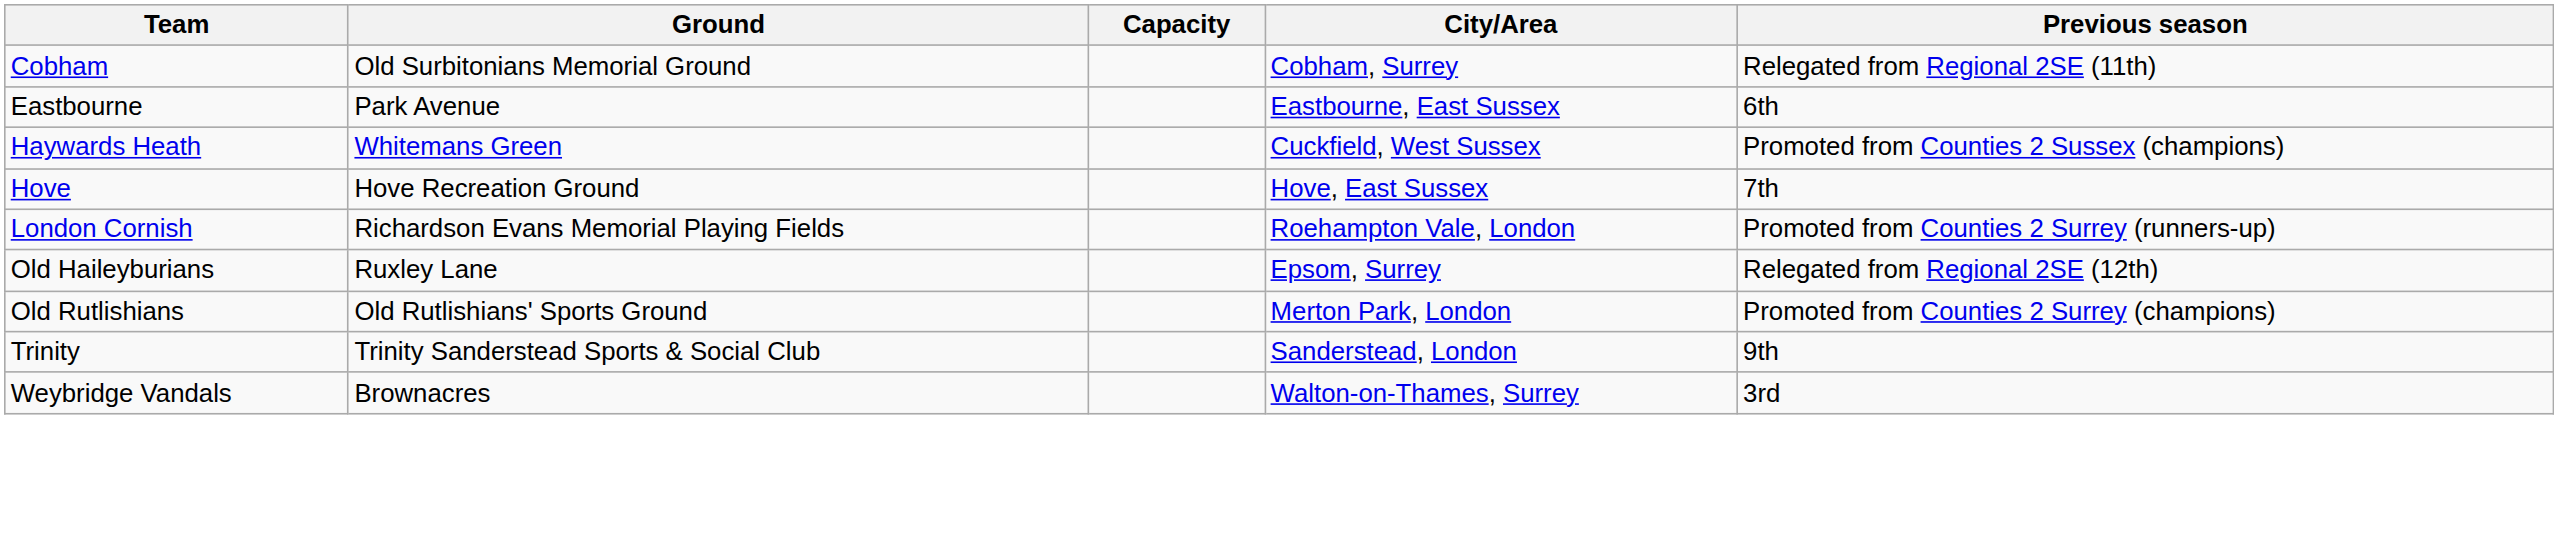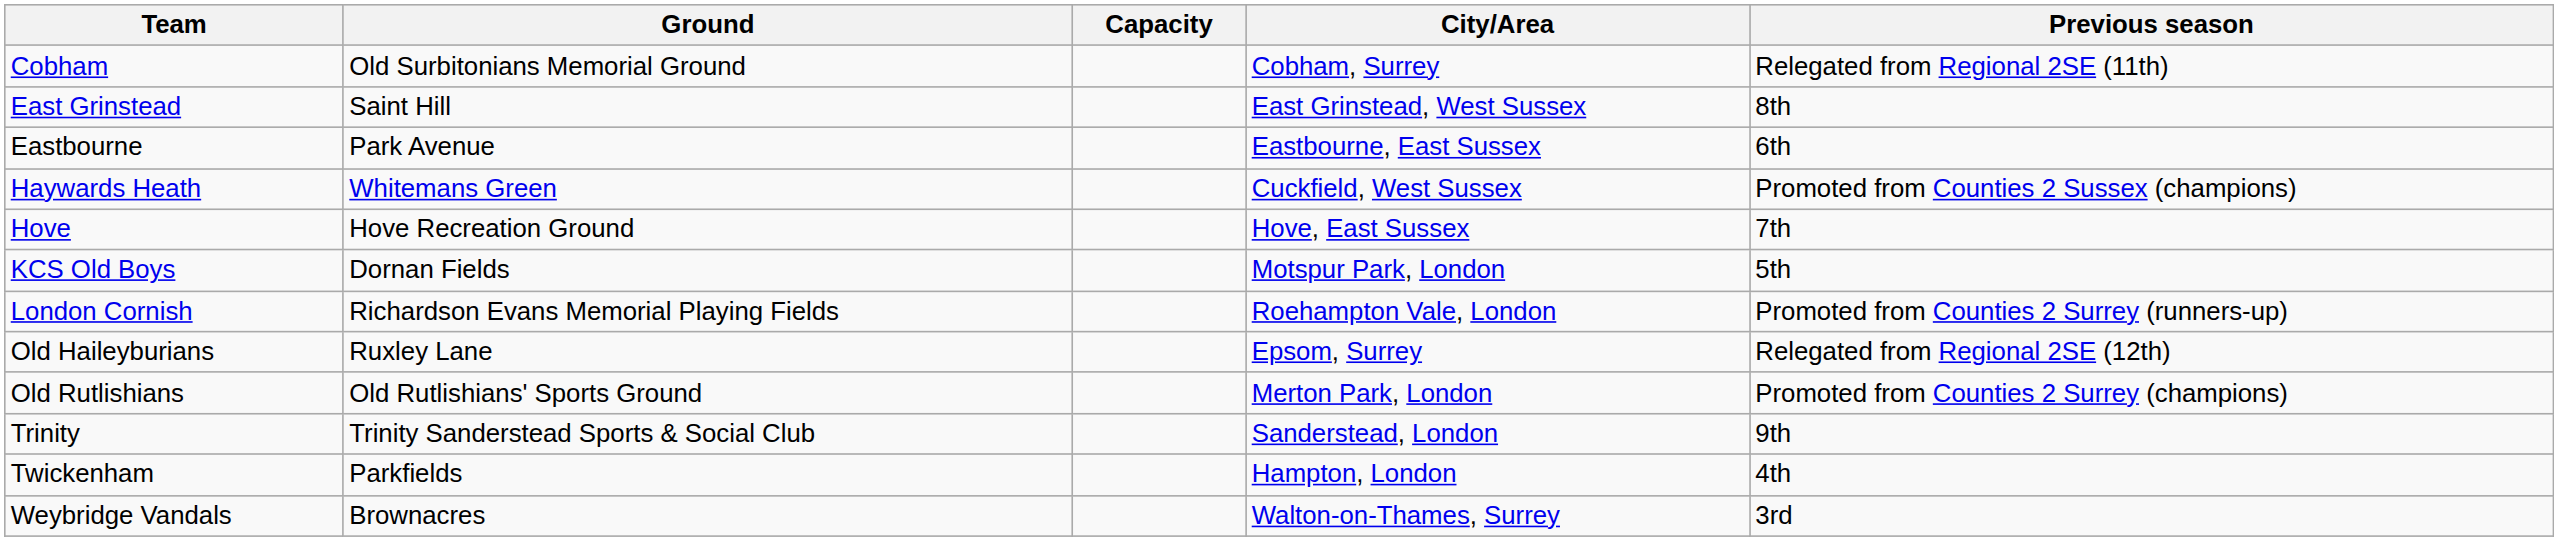+ row: (96, 106)
+ row: (93, 270)
+ row: (82, 474)
